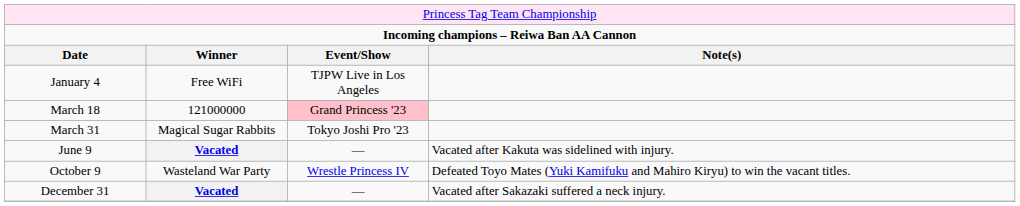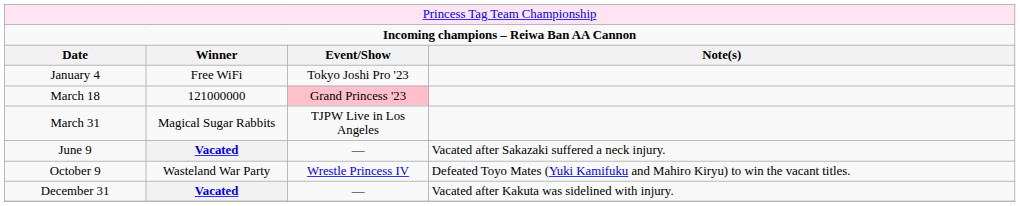(358, 82) TJPW Live in Los Angeles -> (358, 75) Tokyo Joshi Pro '23
(358, 130) Tokyo Joshi Pro '23 -> (358, 123) TJPW Live in Los Angeles
(553, 150) Vacated after Kakuta was sidelined with injury. -> (549, 150) Vacated after Sakazaki suffered a neck injury.
(549, 191) Vacated after Sakazaki suffered a neck injury. -> (553, 191) Vacated after Kakuta was sidelined with injury.
